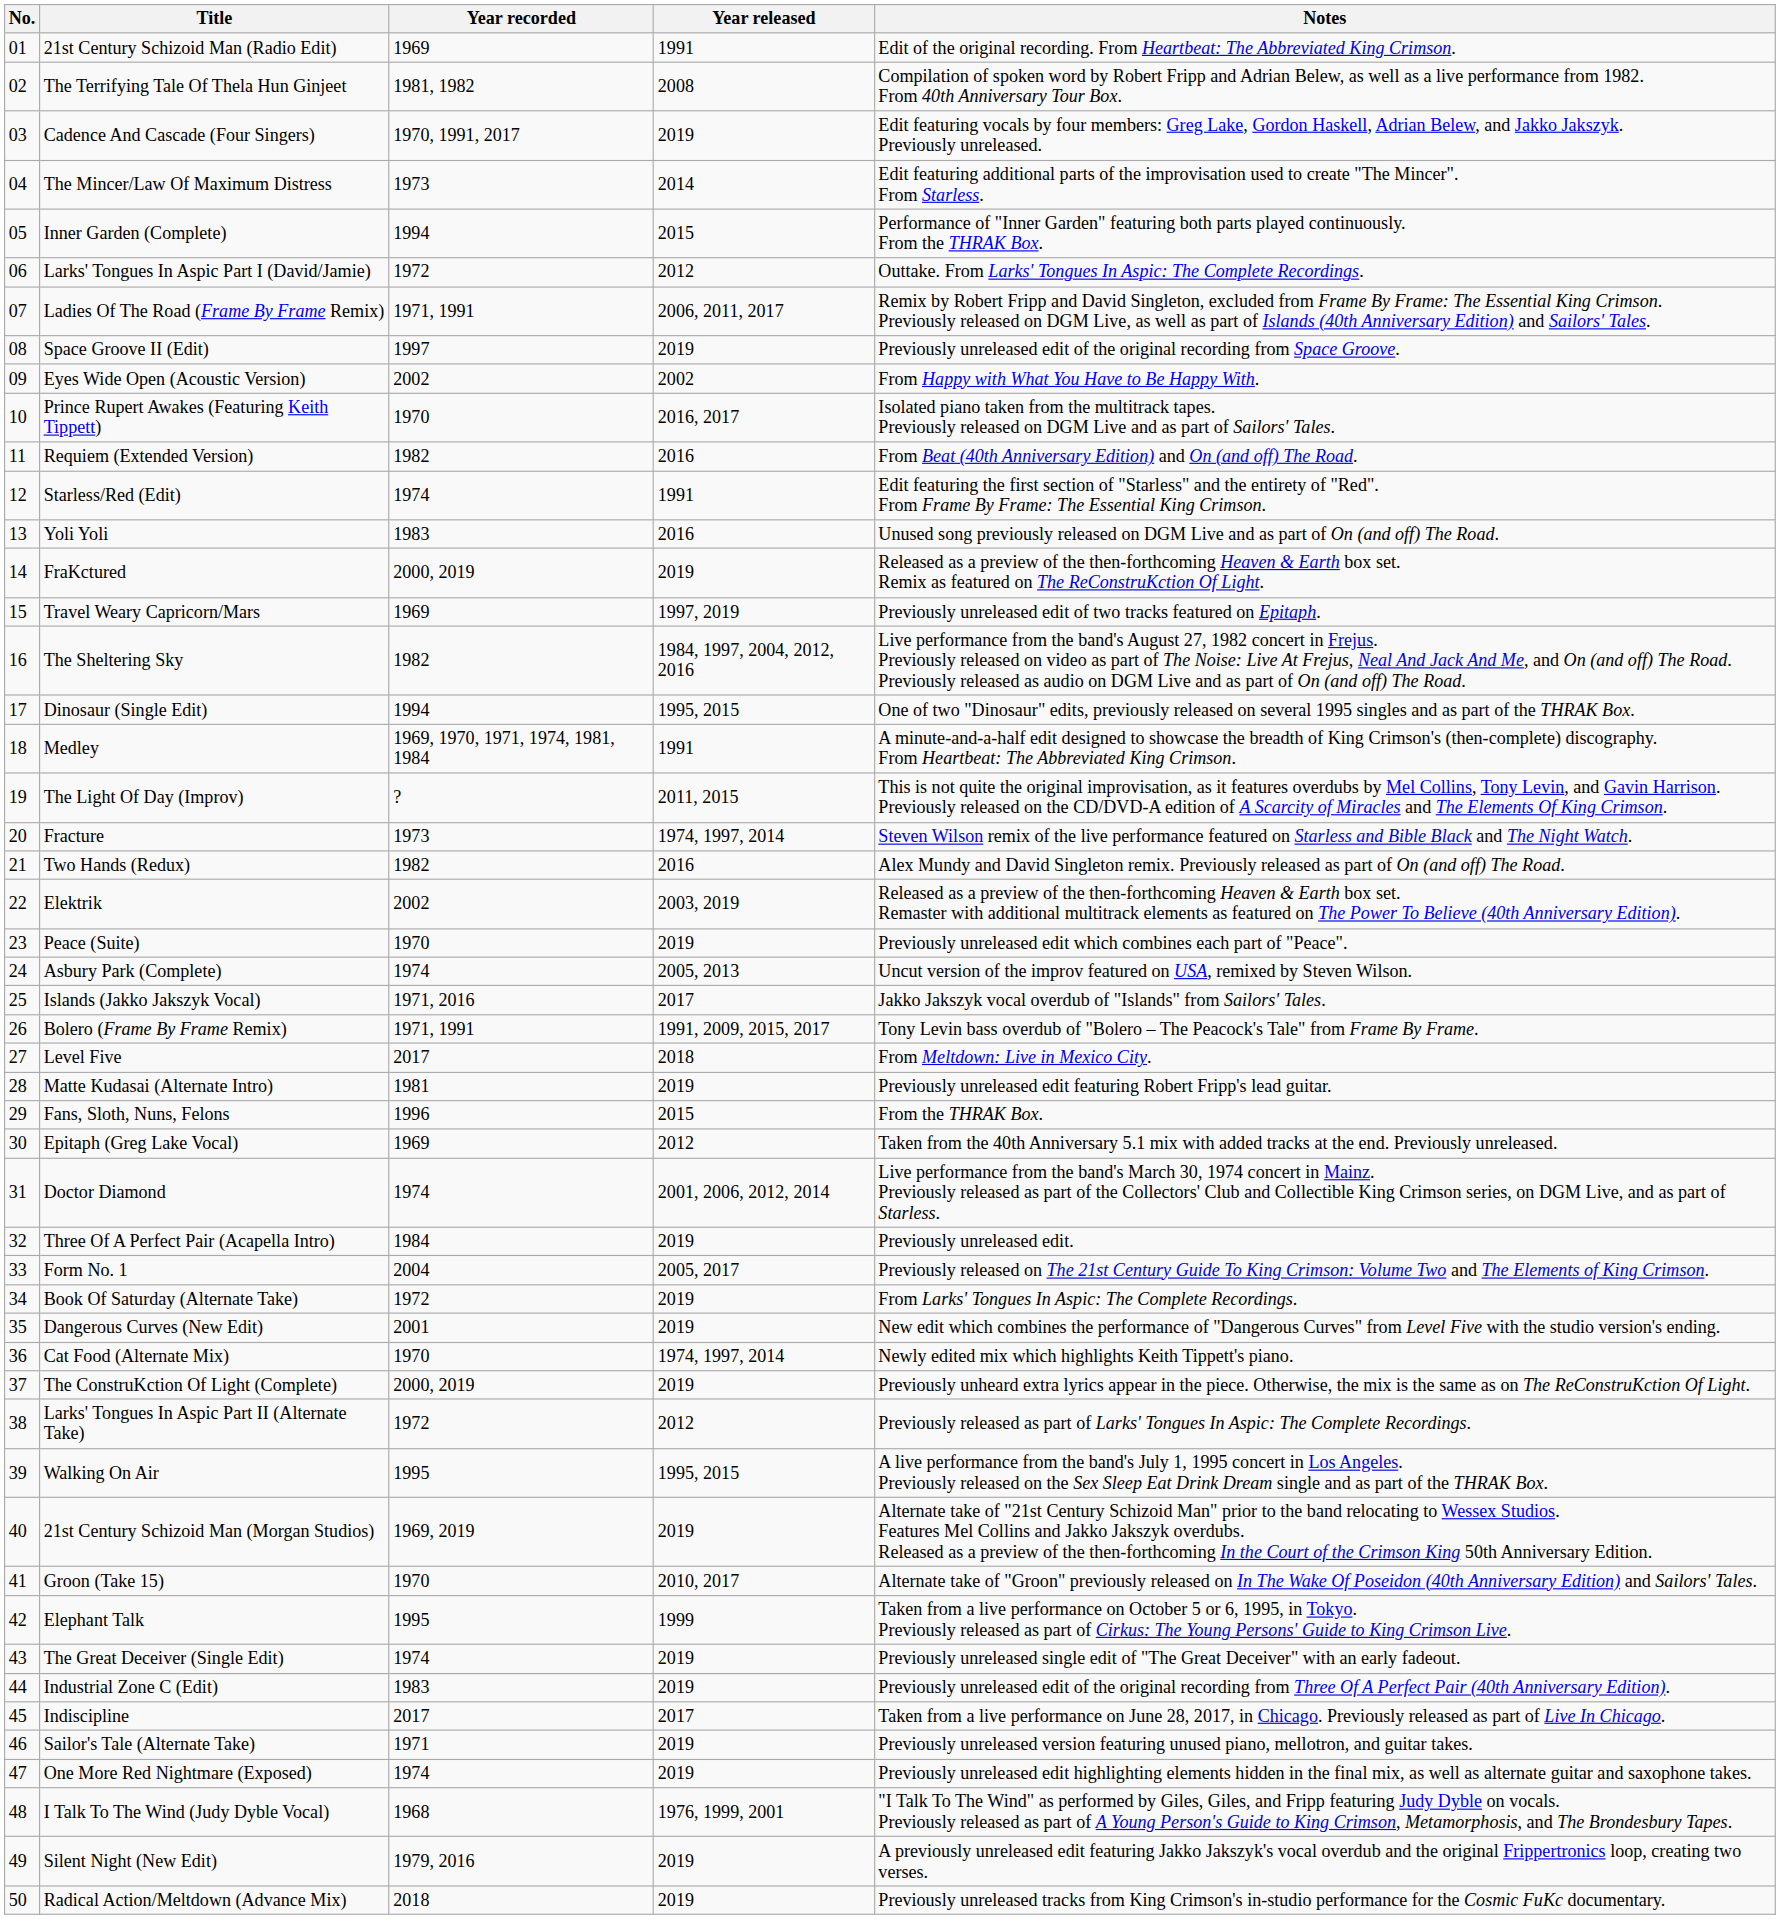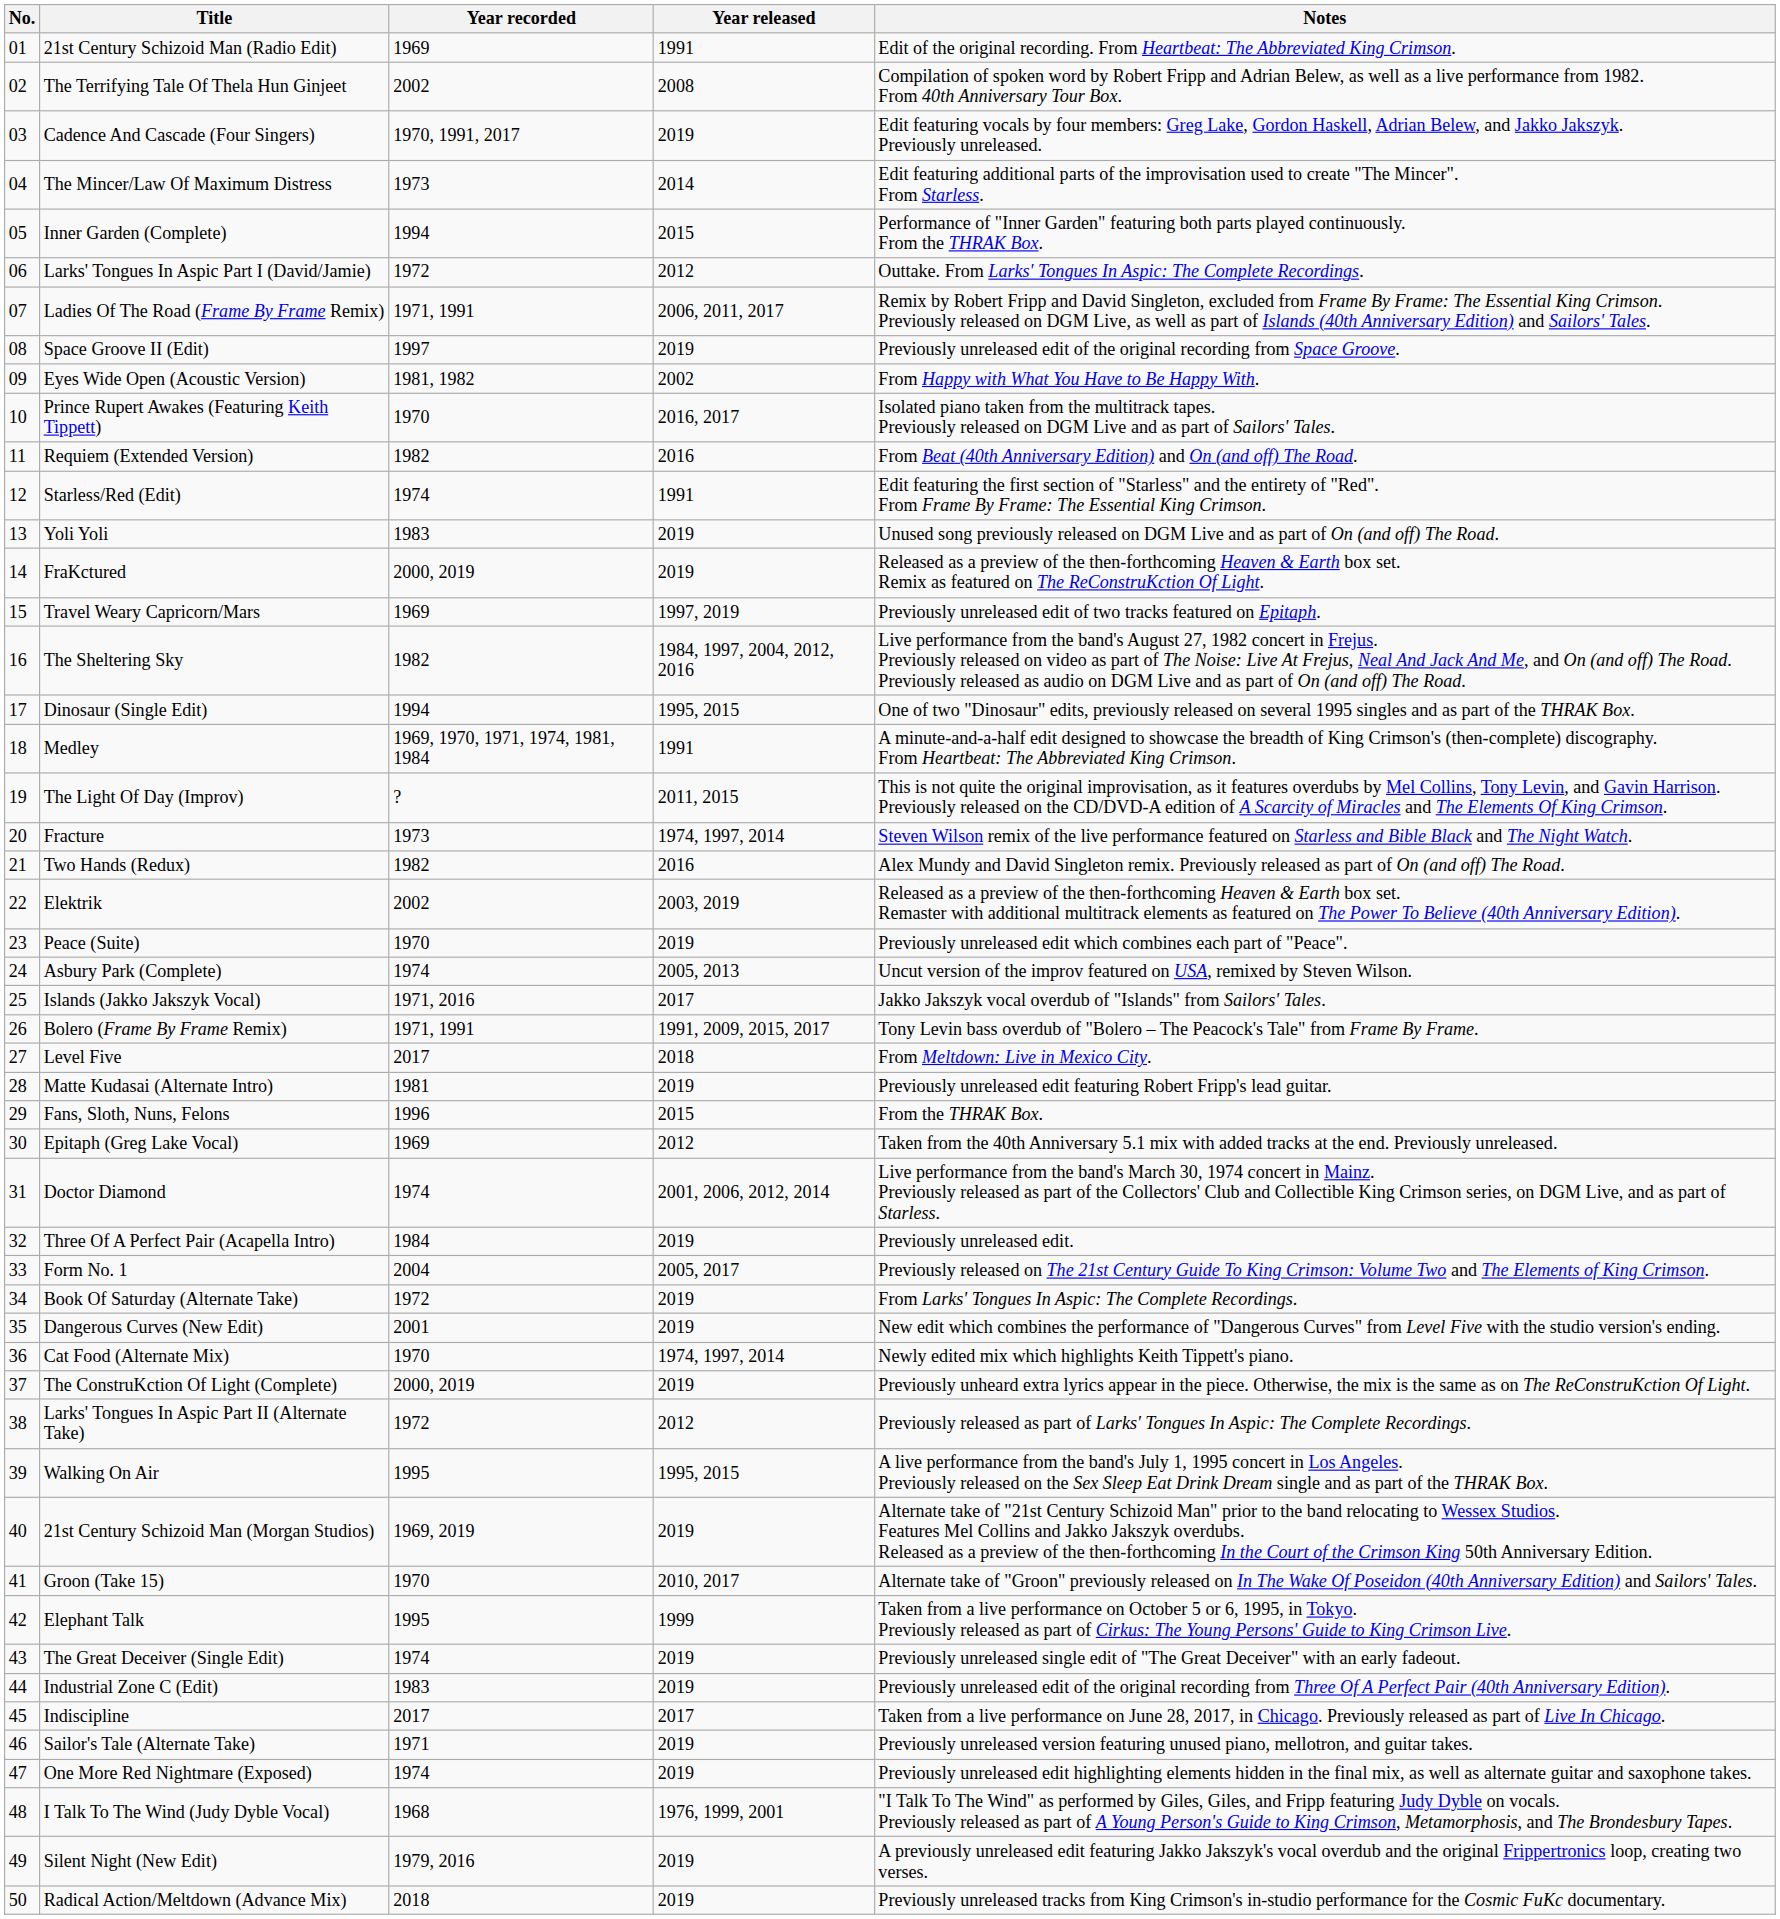(434, 86) 1981, 1982 -> (411, 86) 2002
(411, 378) 2002 -> (434, 378) 1981, 1982
(676, 533) 2016 -> (676, 533) 2019
